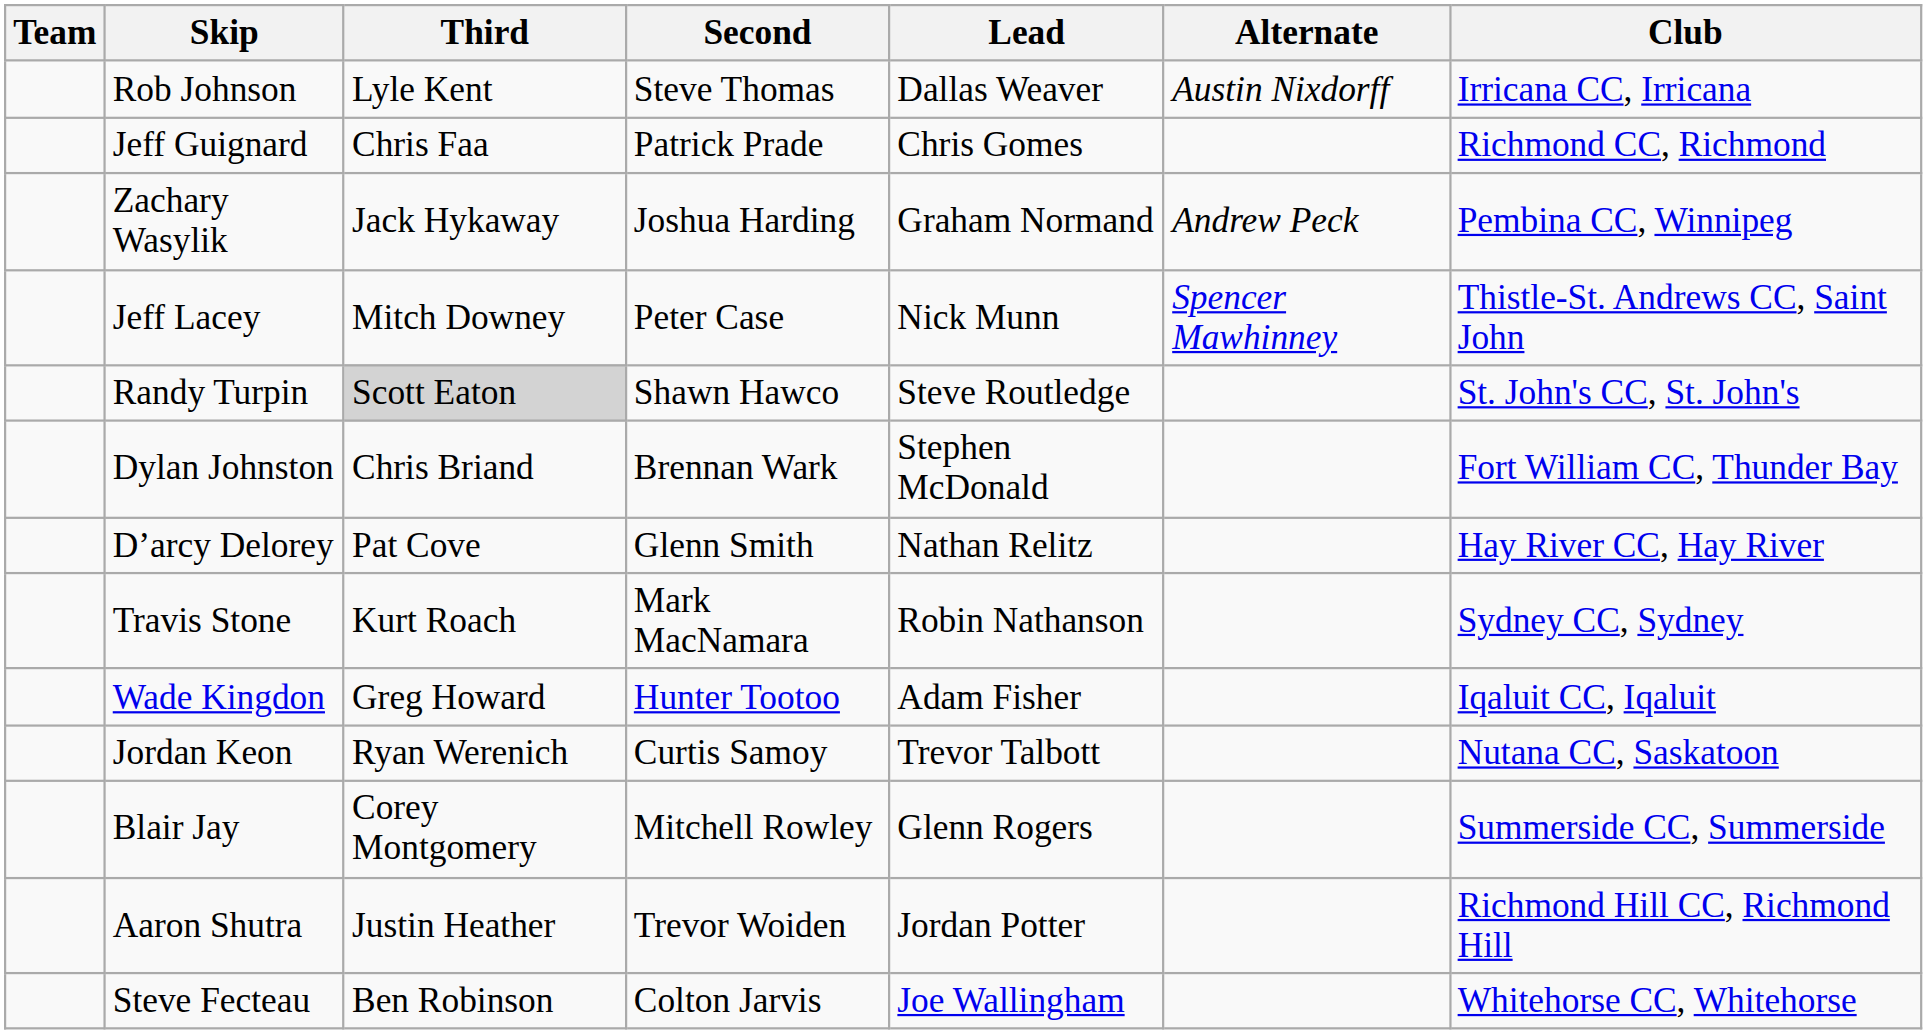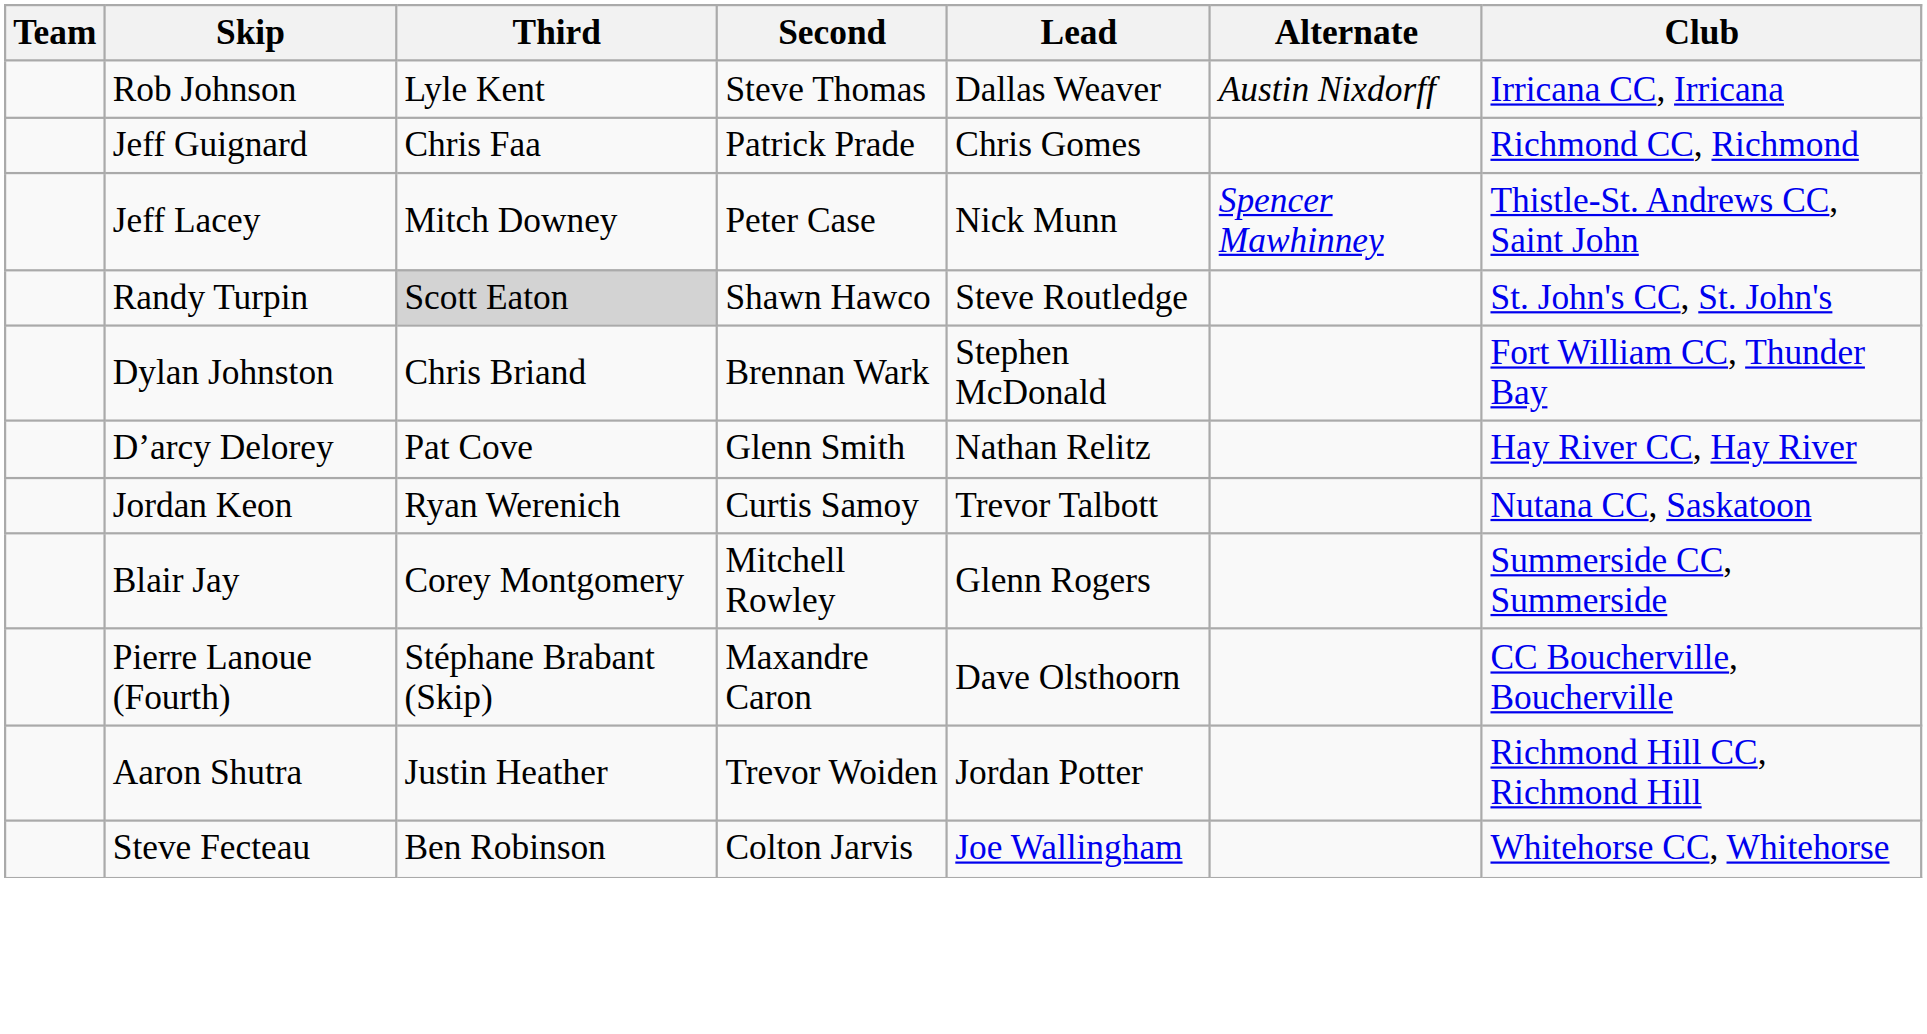- row: (171, 220)
- row: (202, 620)
- row: (219, 696)
+ row: (212, 676)
